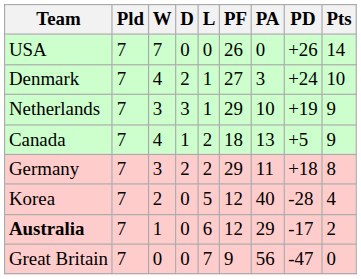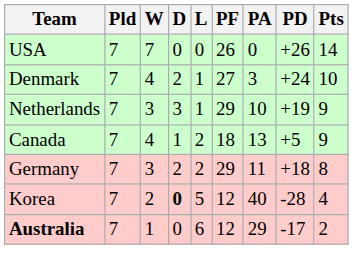(185, 199) normal -> (177, 199) bold
- row: (58, 259)
